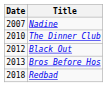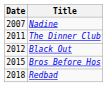(16, 37) 2010 -> (16, 37) 2011
(16, 62) 2013 -> (16, 62) 2015
